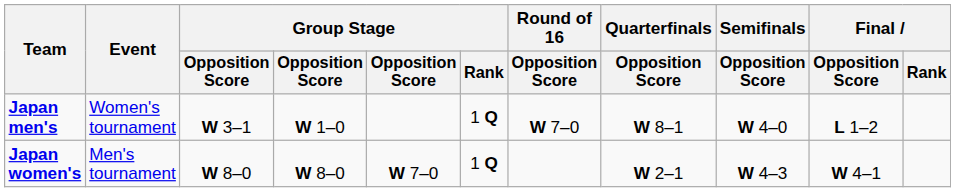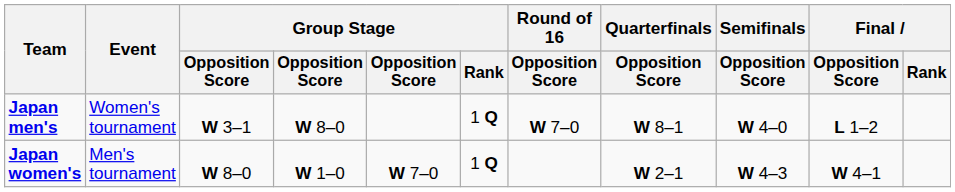(320, 127) W 1–0 -> (320, 127) W 8–0
(320, 173) W 8–0 -> (320, 173) W 1–0
